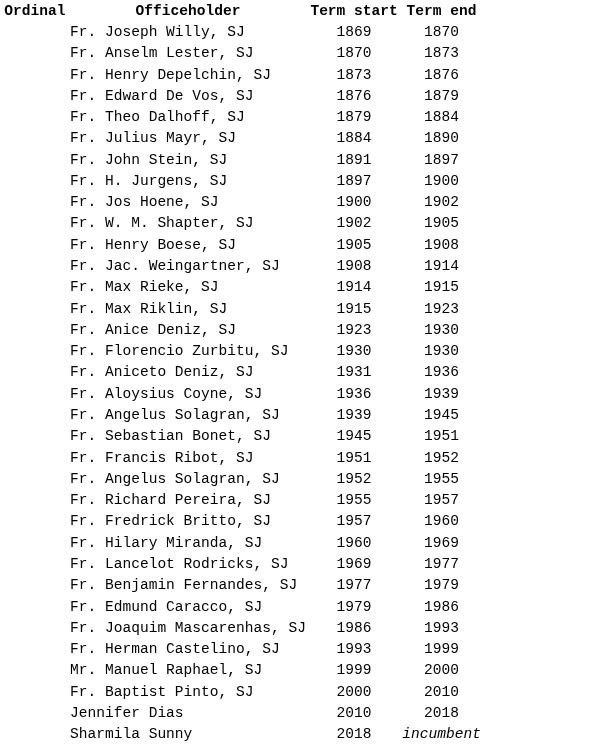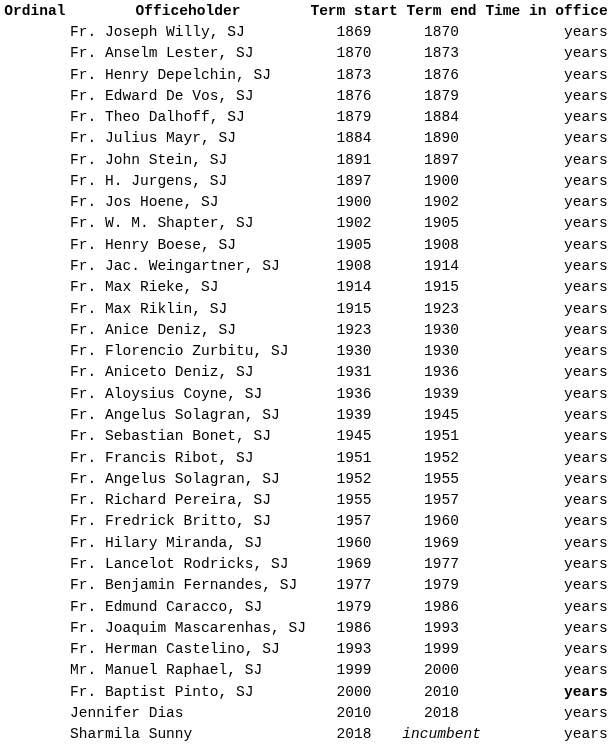+ column: (547, 11)
